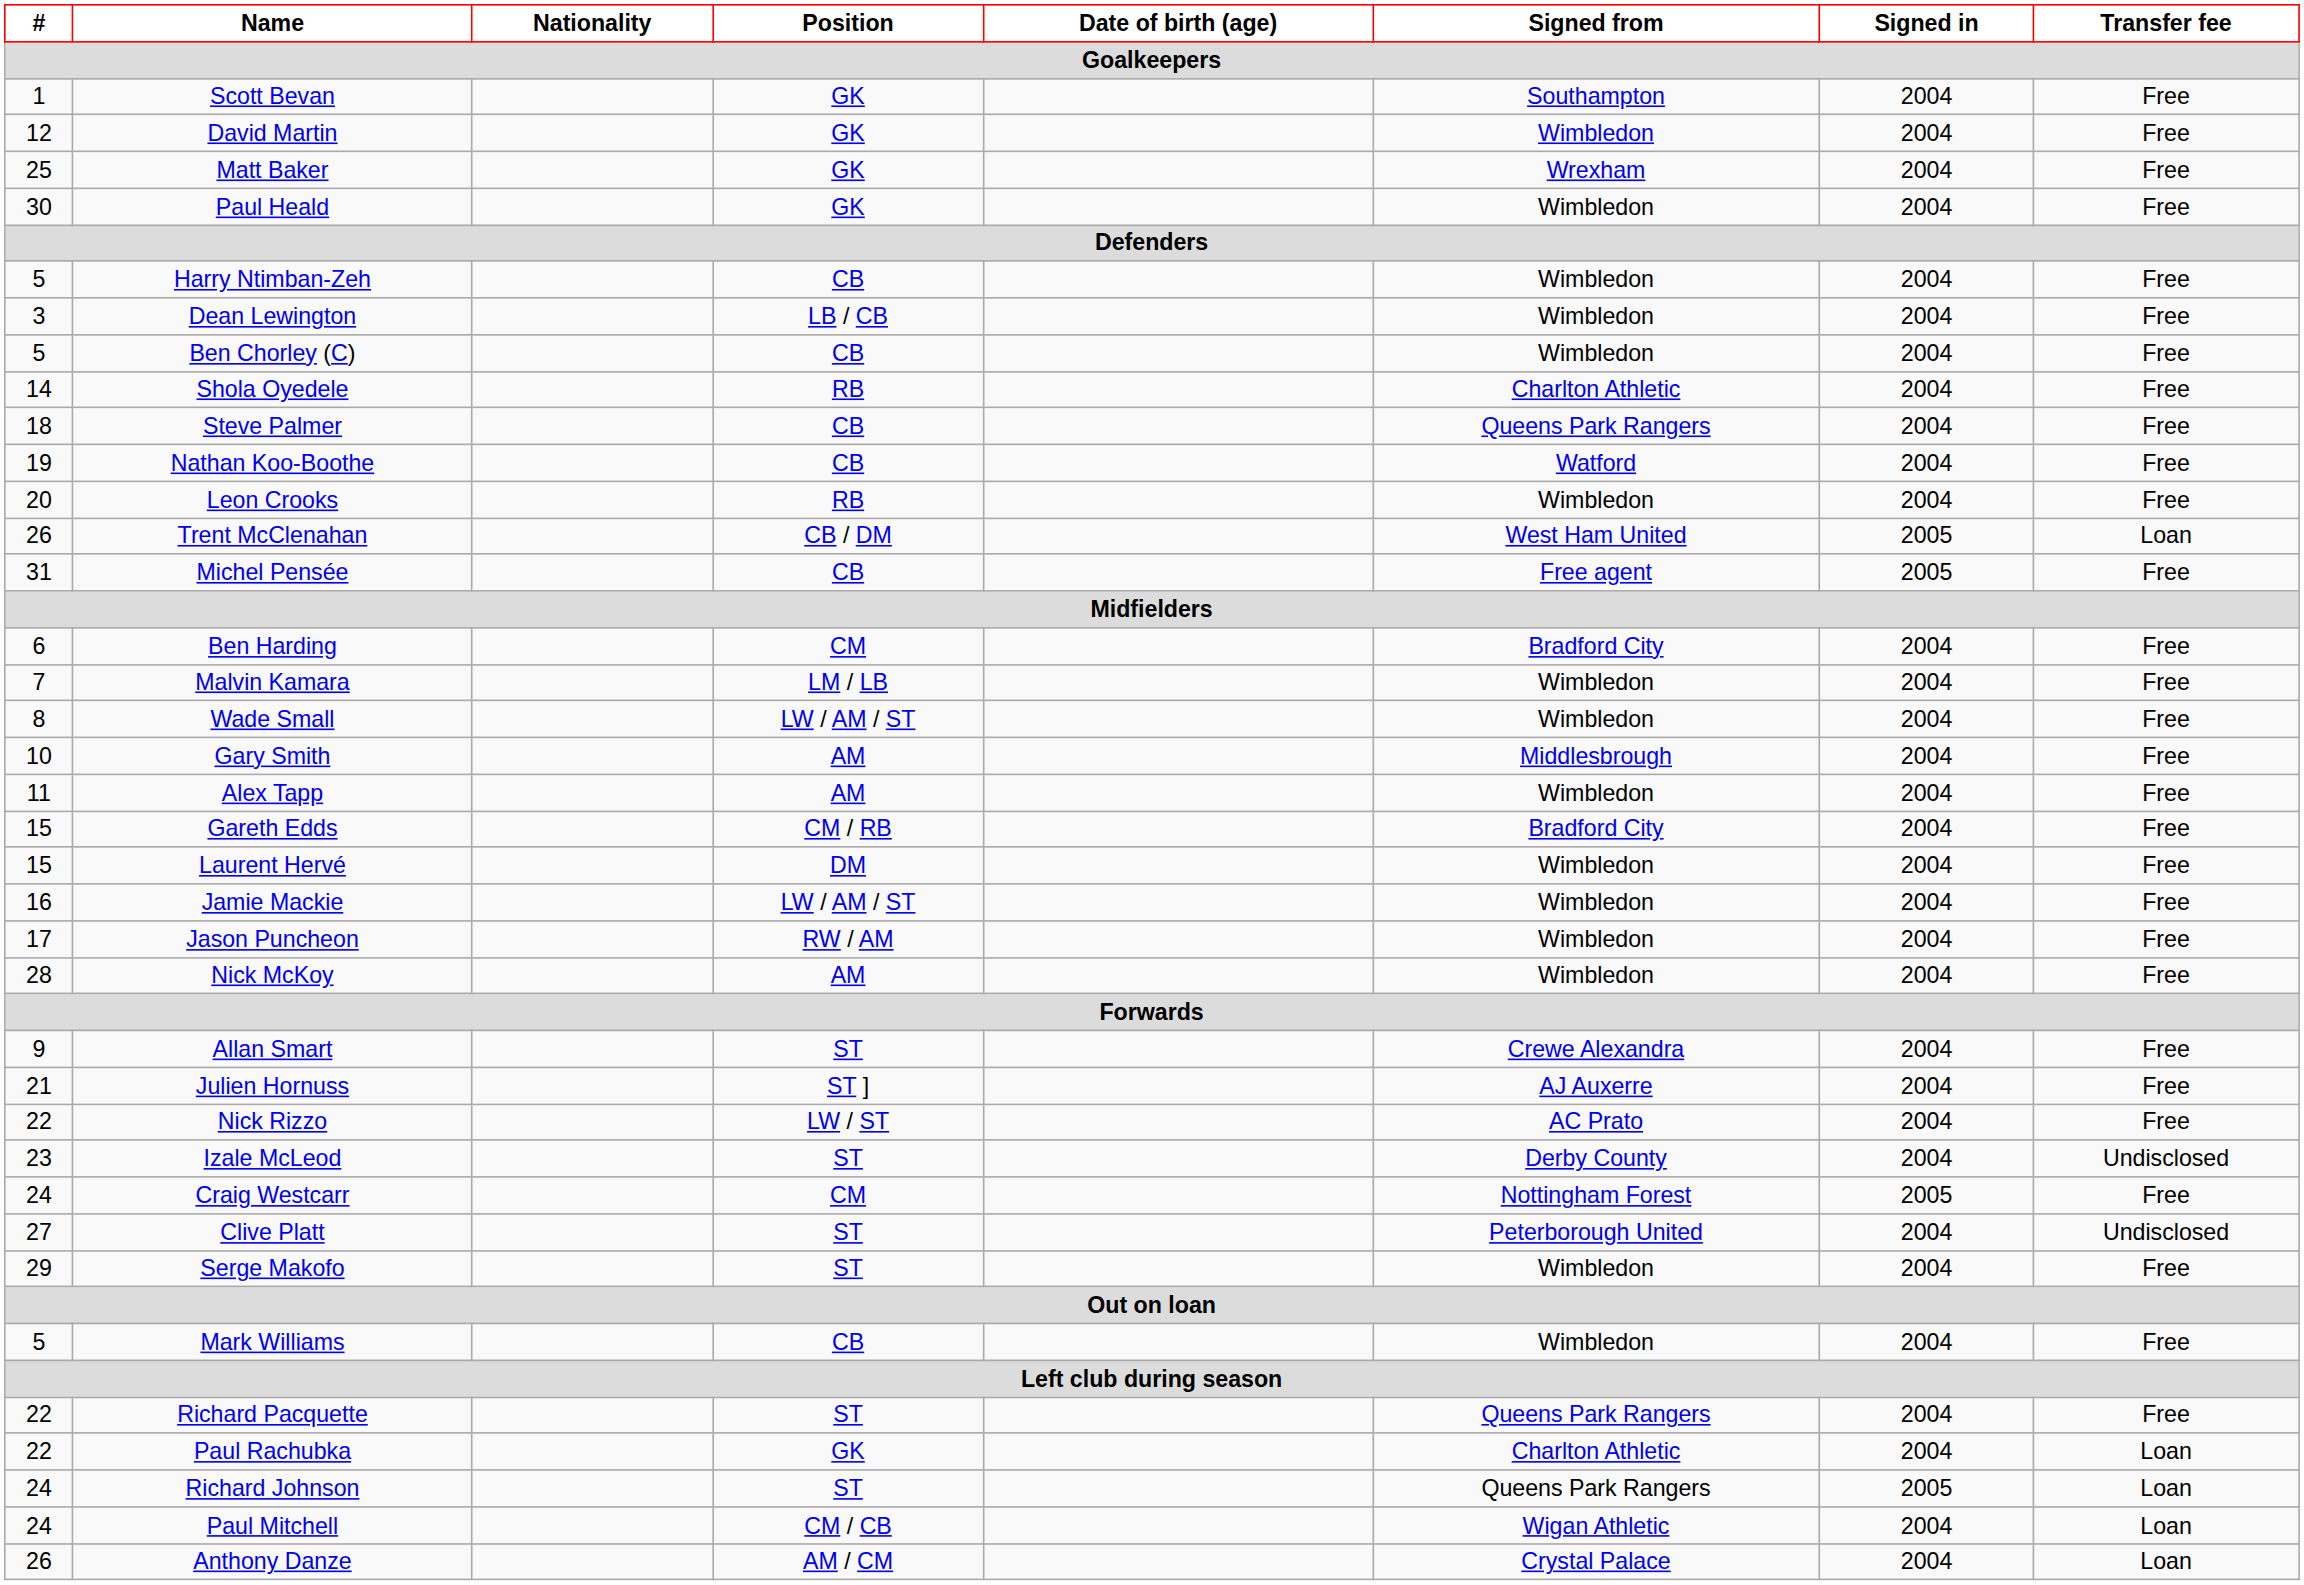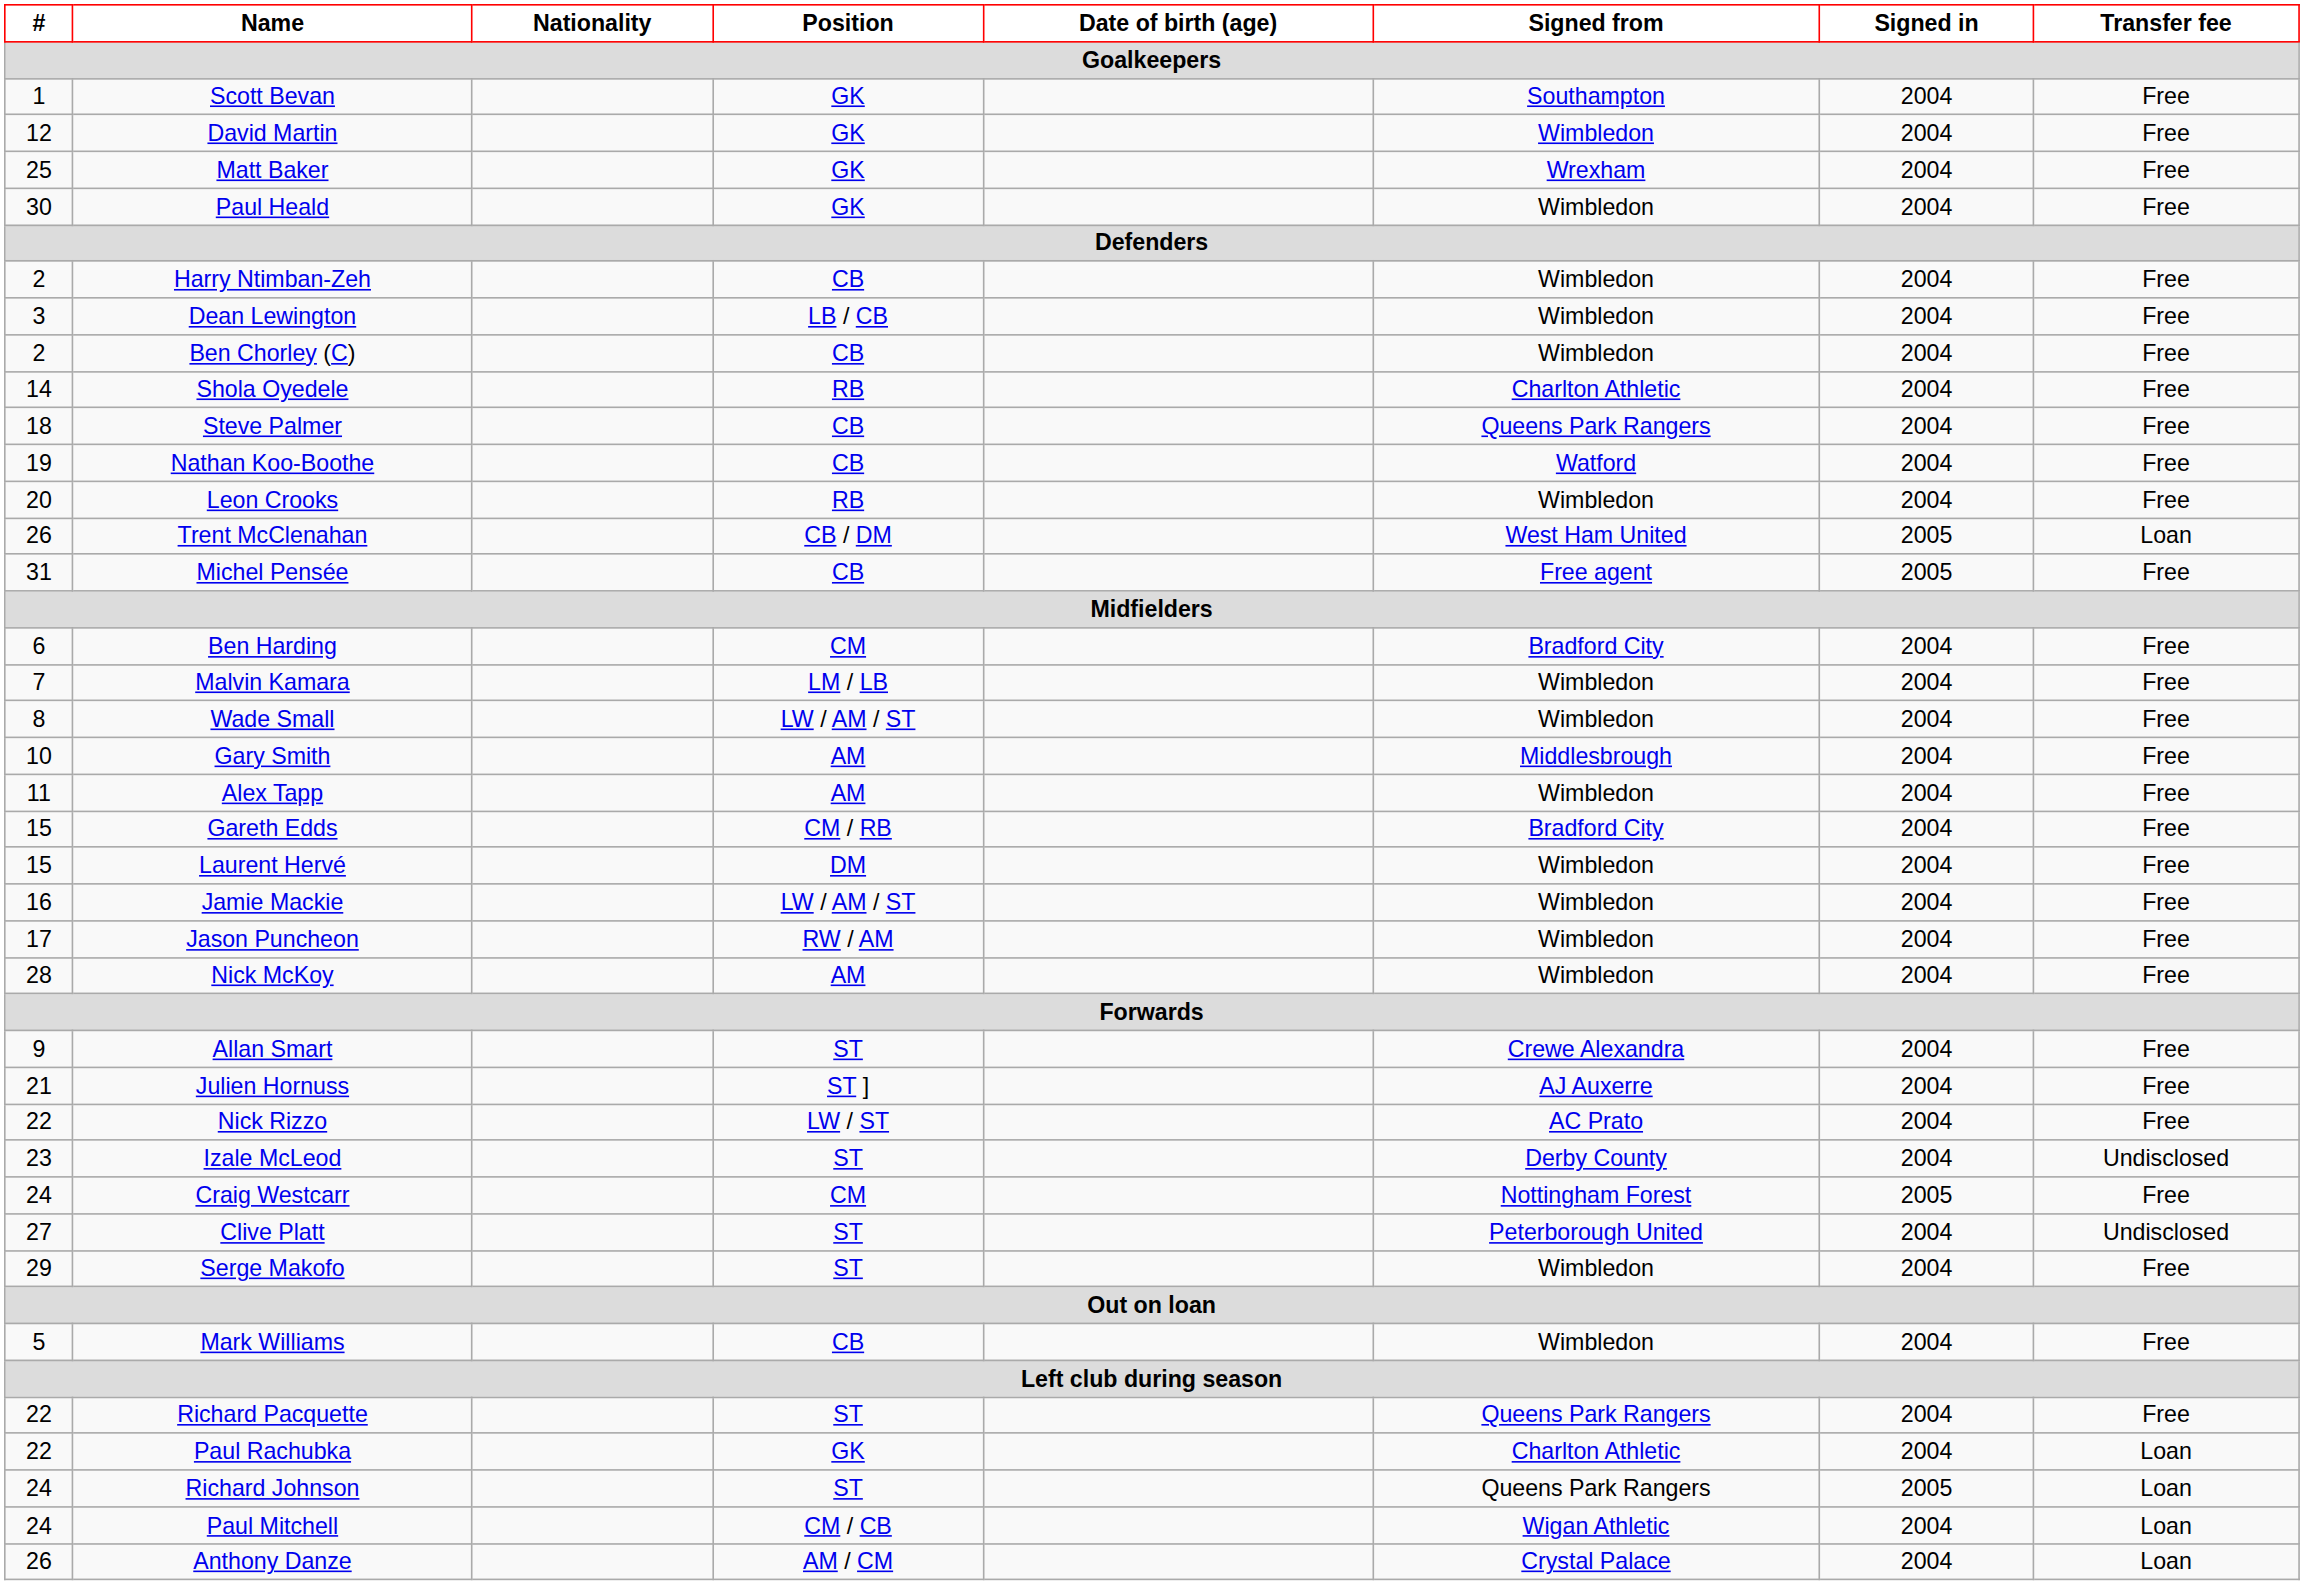(39, 280) 5 -> (39, 280) 2
(39, 353) 5 -> (39, 353) 2
